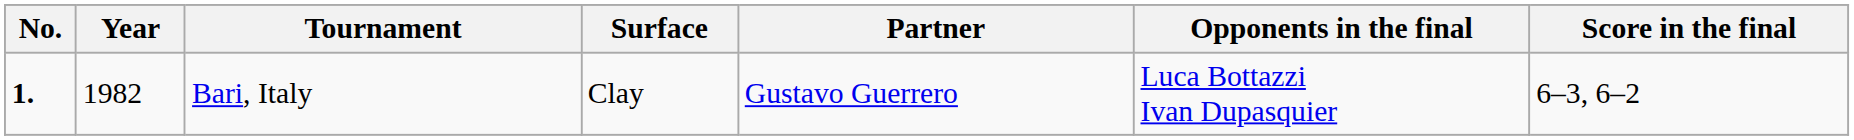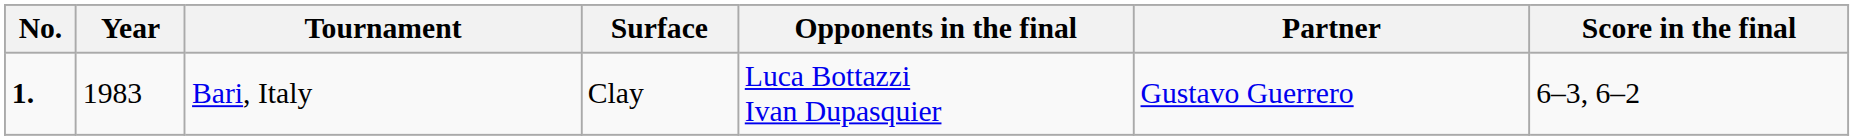columns swapped: (936, 28) <-> (1332, 28)
(112, 93) 1982 -> (112, 93) 1983
